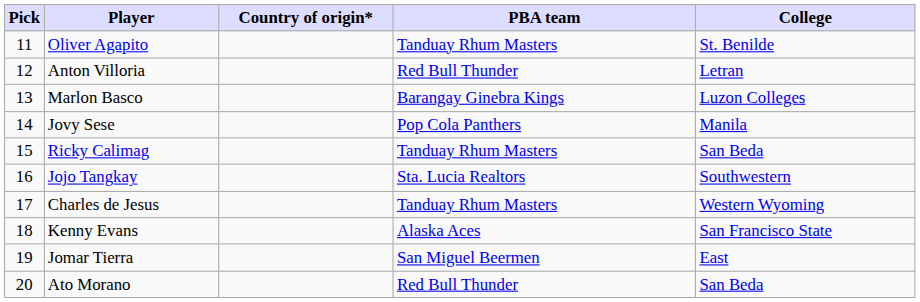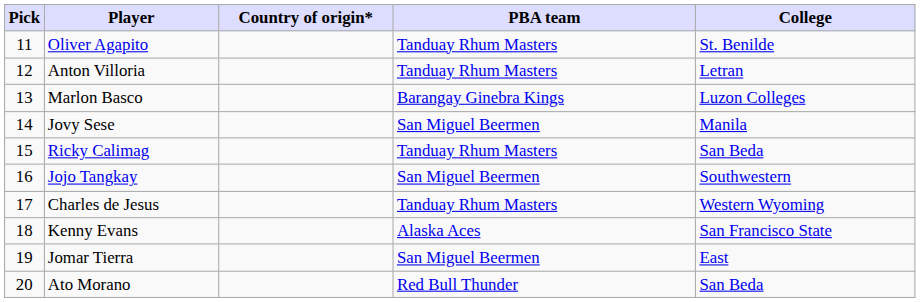(457, 71) Red Bull Thunder -> (477, 71) Tanduay Rhum Masters
(459, 124) Pop Cola Panthers -> (468, 124) San Miguel Beermen
(461, 177) Sta. Lucia Realtors -> (468, 177) San Miguel Beermen
